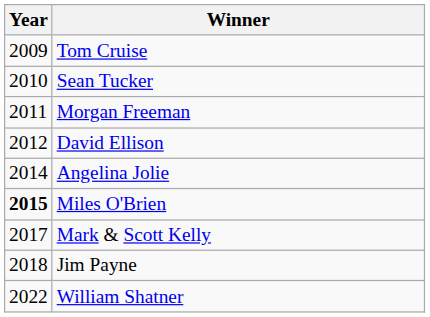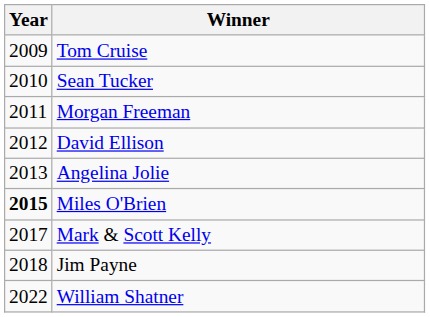(28, 173) 2014 -> (28, 173) 2013
